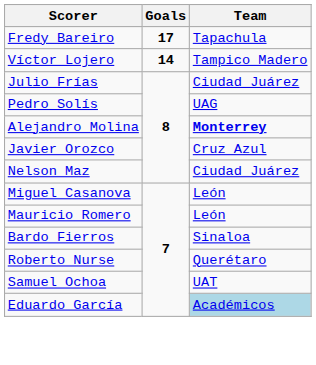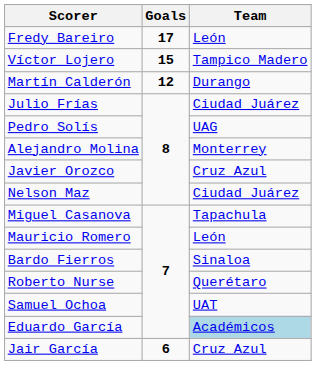(230, 38) Tapachula -> (209, 38) León
(166, 60) 14 -> (166, 60) 15
+ row: (69, 82)
(230, 127) bold -> (230, 149) normal
(209, 194) León -> (230, 216) Tapachula
+ row: (53, 349)
